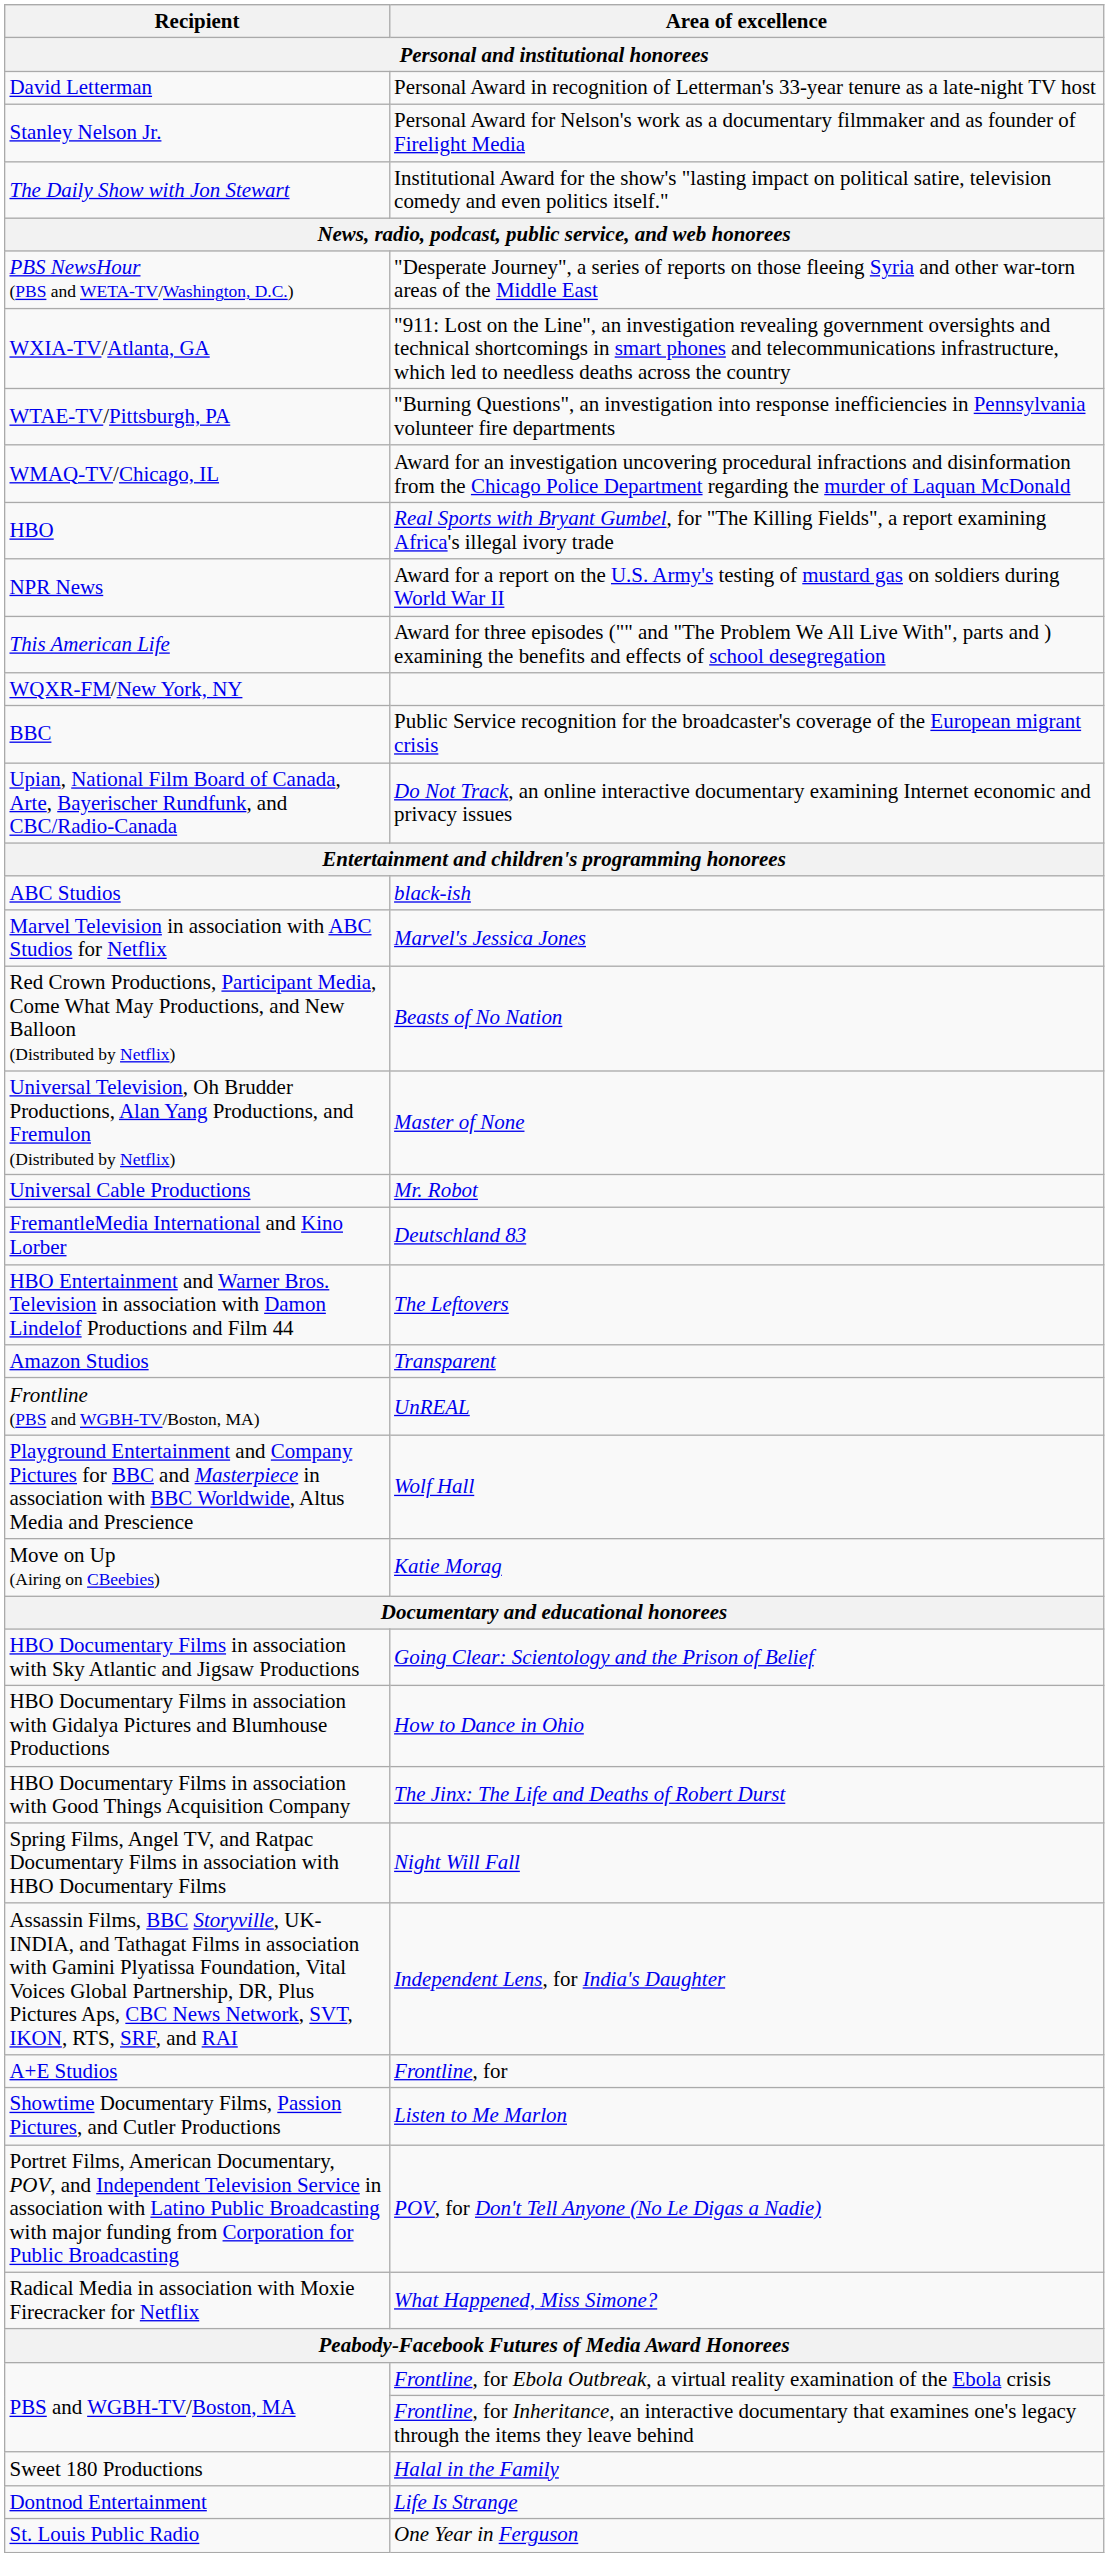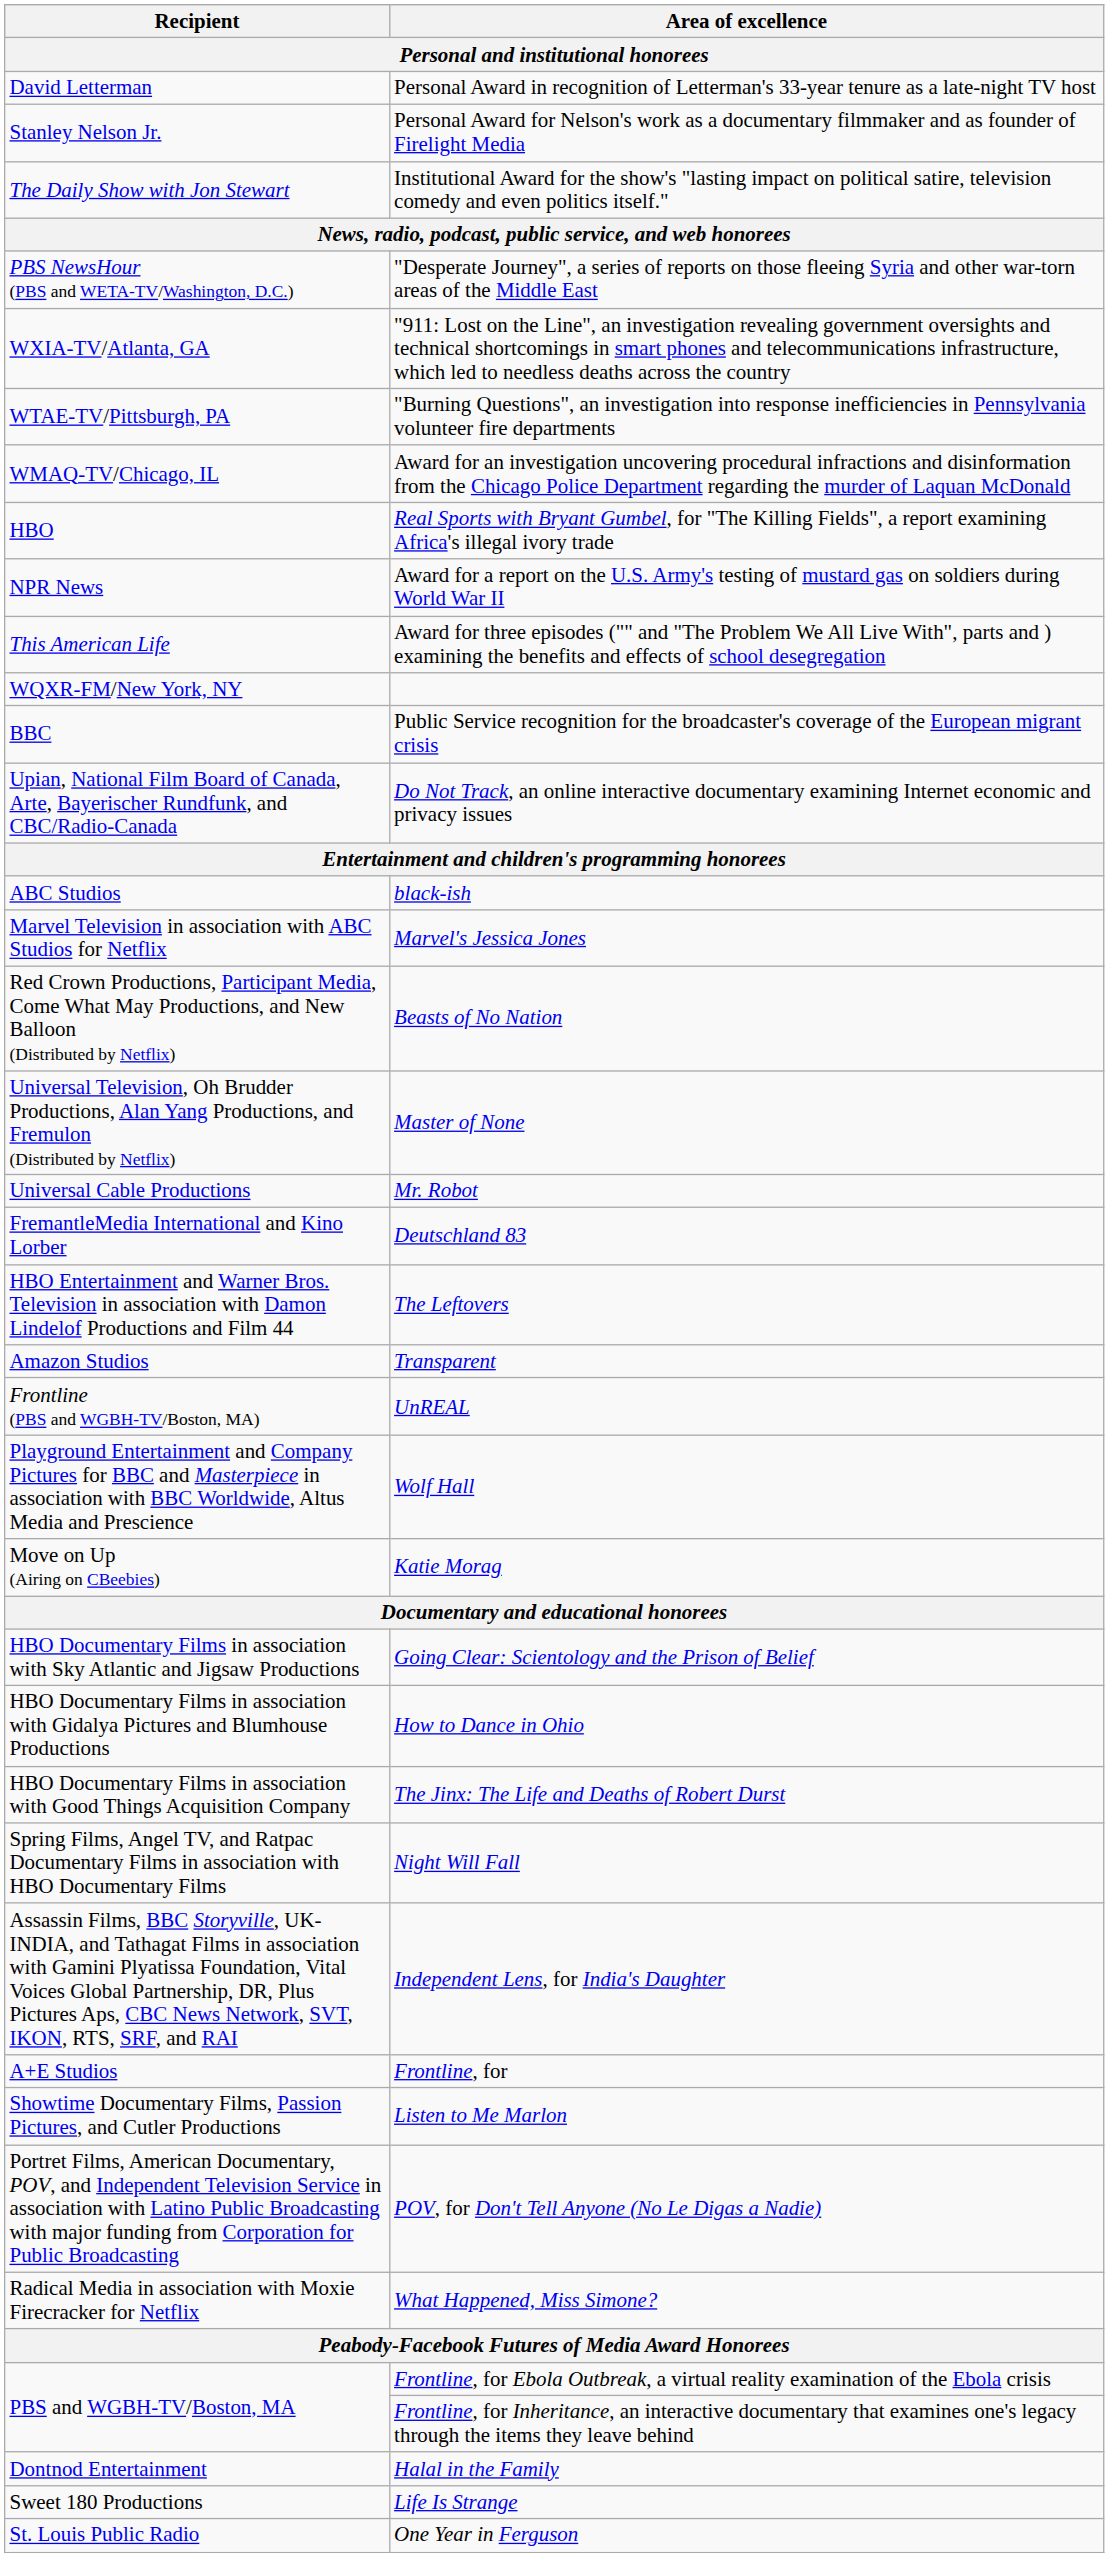(106, 2468) Sweet 180 Productions -> (108, 2468) Dontnod Entertainment
(108, 2501) Dontnod Entertainment -> (106, 2501) Sweet 180 Productions
